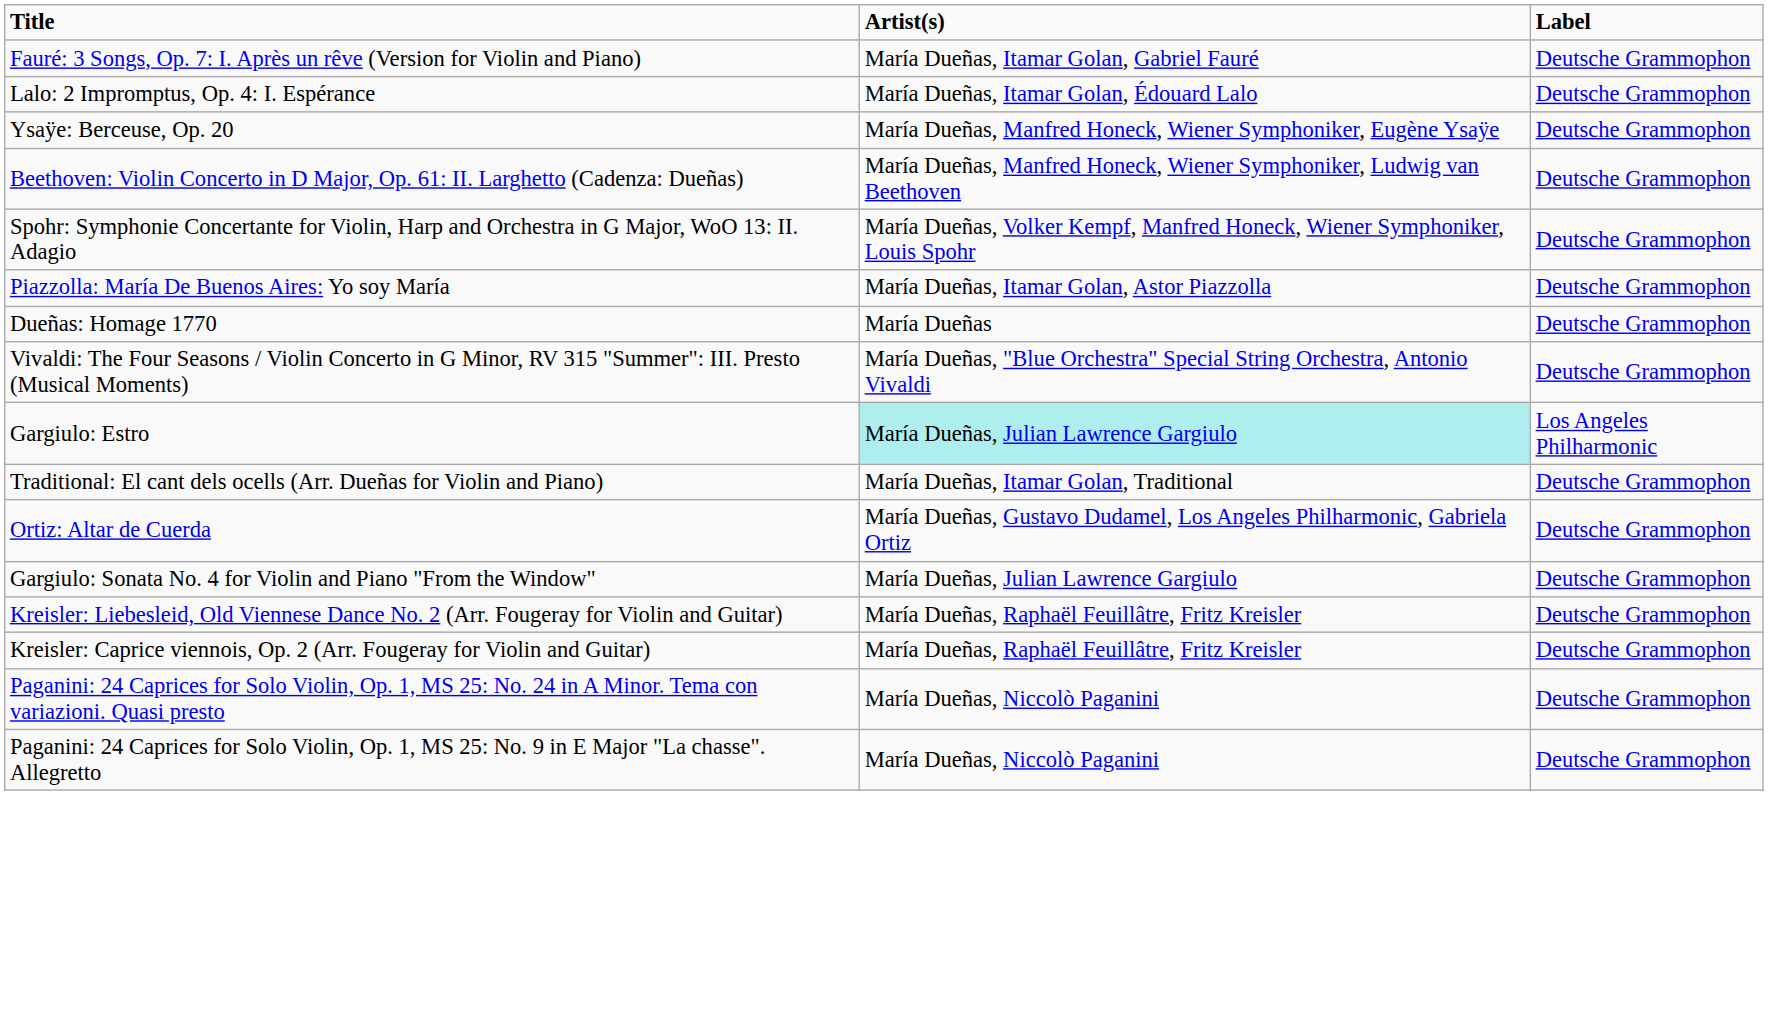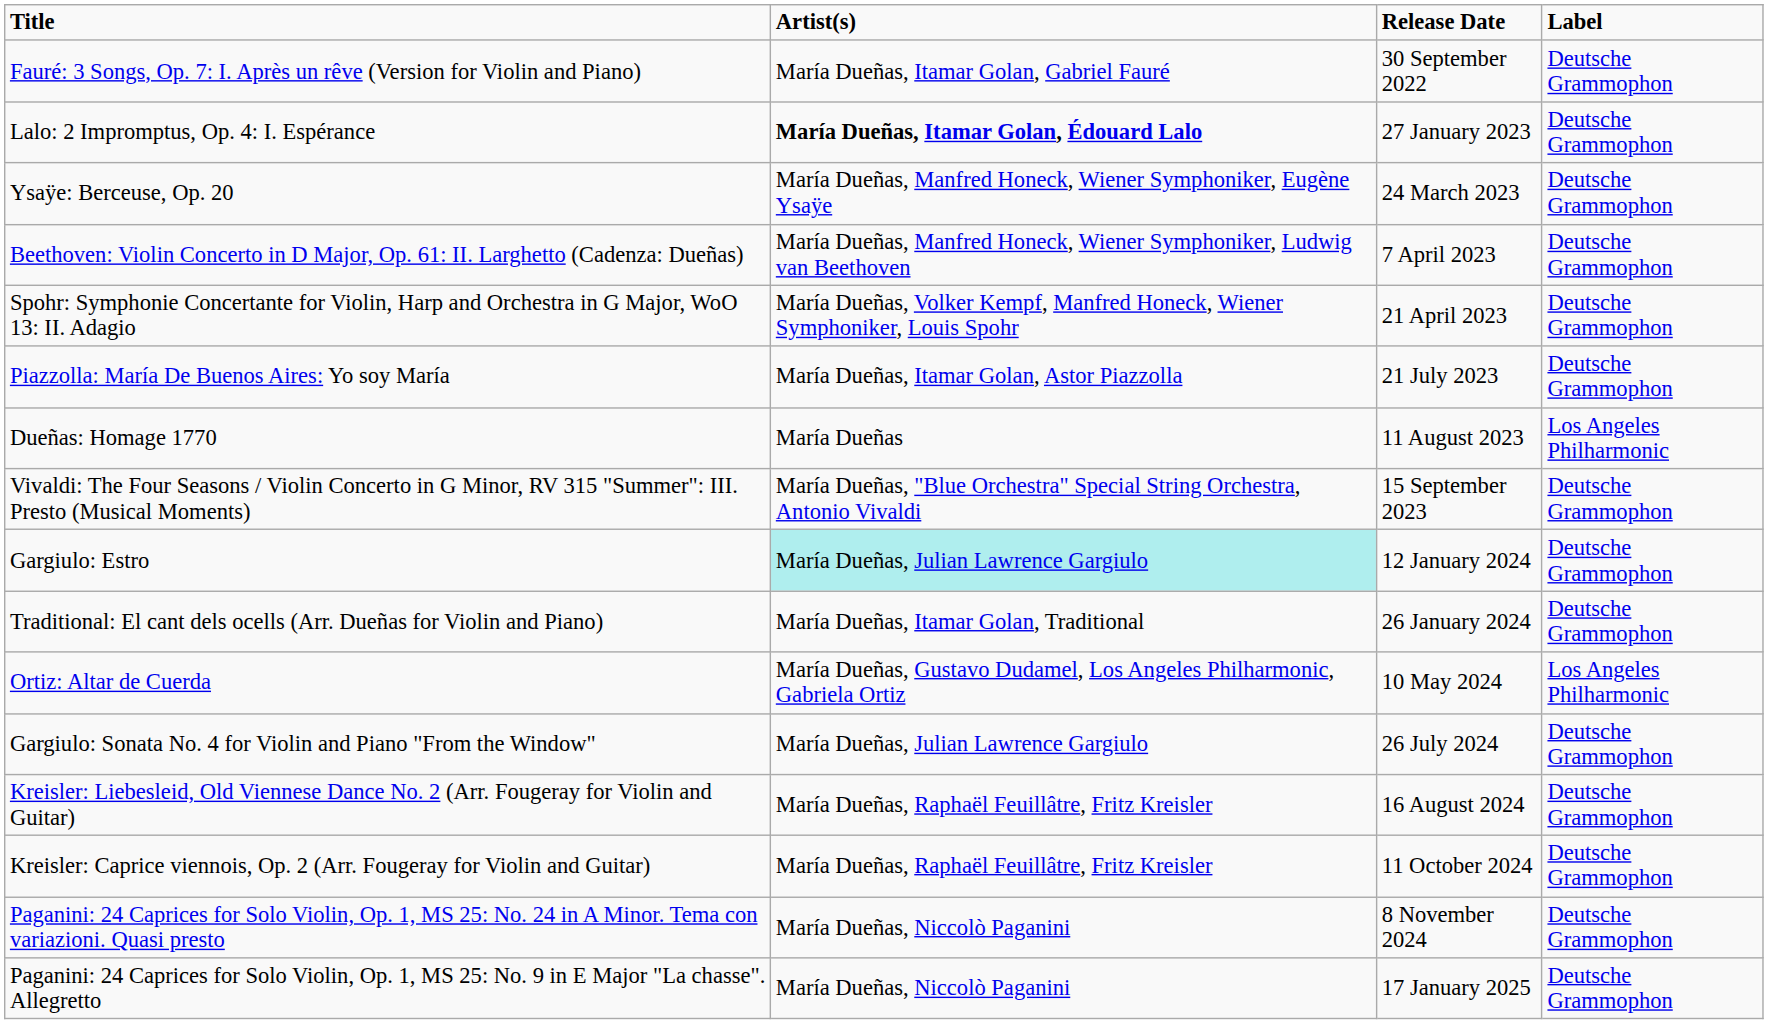+ column: (1443, 22)
(1061, 93) normal -> (989, 132) bold
(1643, 323) Deutsche Grammophon -> (1608, 437) Los Angeles Philharmonic
(1596, 433) Los Angeles Philharmonic -> (1610, 560) Deutsche Grammophon
(1643, 530) Deutsche Grammophon -> (1608, 682) Los Angeles Philharmonic
